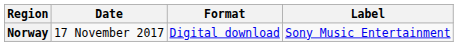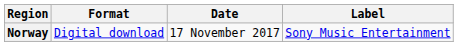columns swapped: (109, 14) <-> (225, 14)
